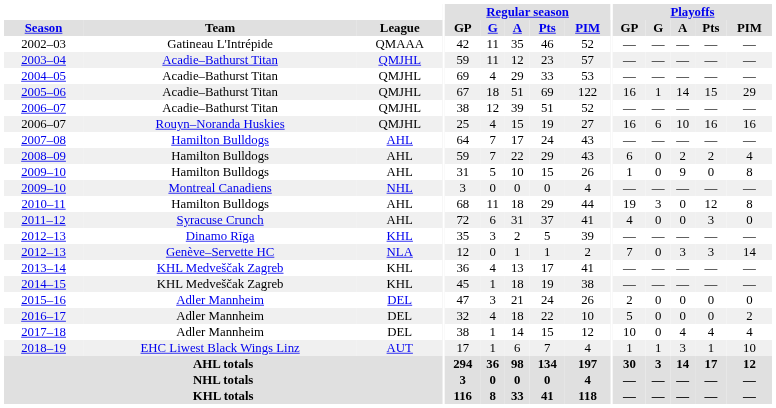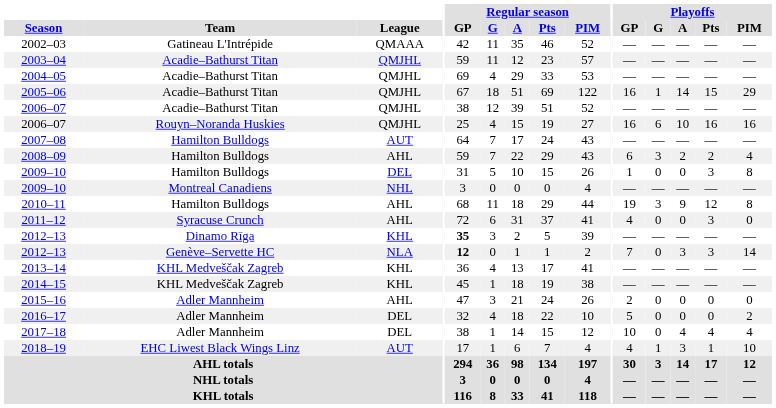(400, 140) AHL -> (400, 140) AUT
(658, 156) 0 -> (658, 156) 3
(400, 172) AHL -> (400, 172) DEL
(683, 172) 9 -> (683, 172) 0
(711, 172) 0 -> (711, 172) 3
(683, 204) 0 -> (683, 204) 9
(463, 236) normal -> (463, 236) bold
(463, 252) normal -> (463, 252) bold
(400, 300) DEL -> (400, 300) AHL
(629, 348) 1 -> (629, 348) 4
